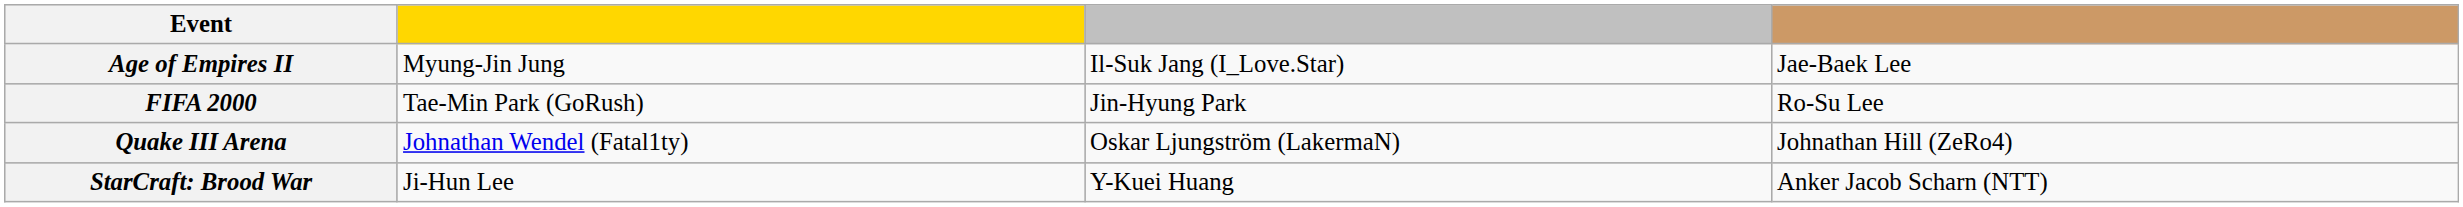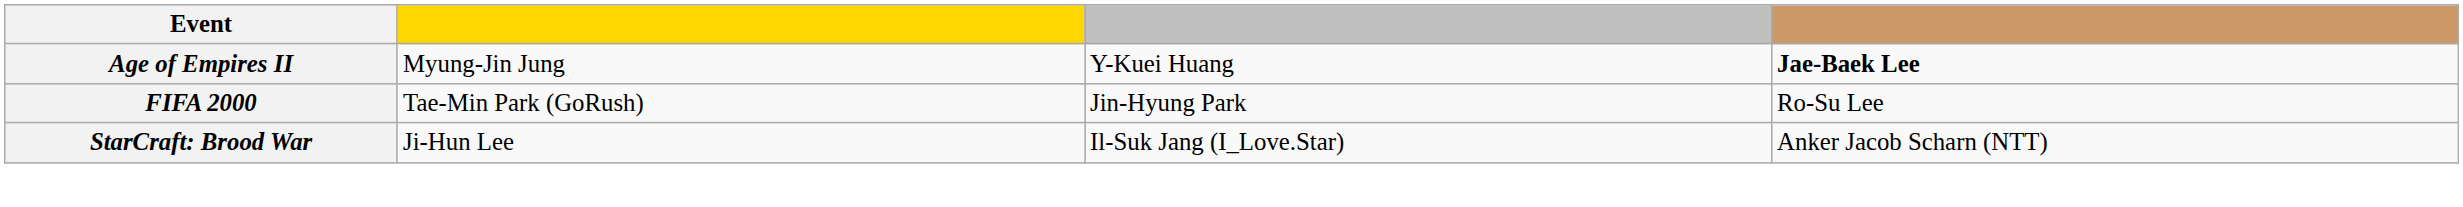(1217, 63) Il-Suk Jang (I_Love.Star) -> (1162, 63) Y-Kuei Huang
(1844, 63) normal -> (1848, 63) bold
- row: (201, 142)
(1162, 181) Y-Kuei Huang -> (1217, 142) Il-Suk Jang (I_Love.Star)
